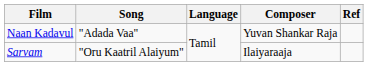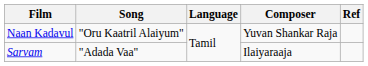(109, 33) "Adada Vaa" -> (131, 33) "Oru Kaatril Alaiyum"
(131, 52) "Oru Kaatril Alaiyum" -> (109, 52) "Adada Vaa"
